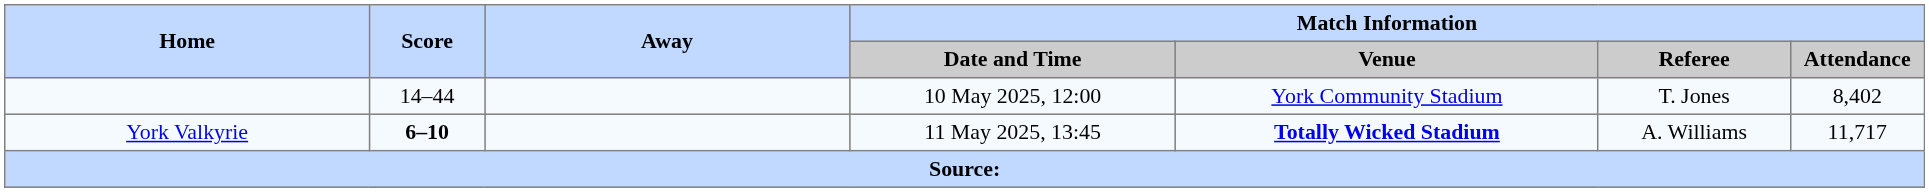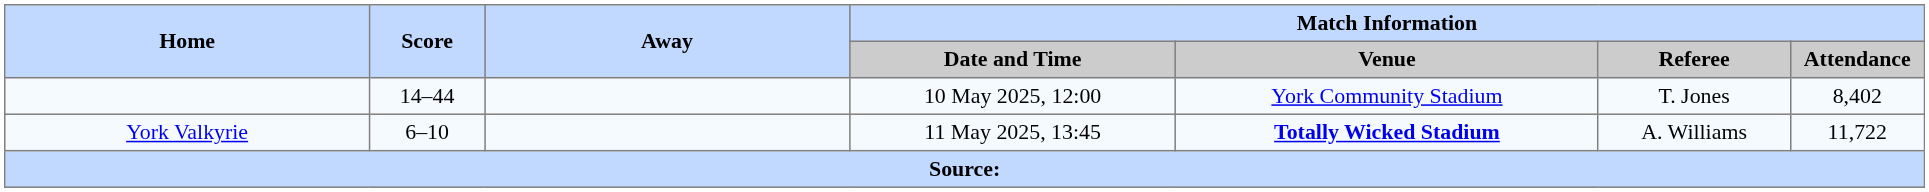(427, 132) bold -> (427, 132) normal
(1857, 132) 11,717 -> (1857, 132) 11,722
